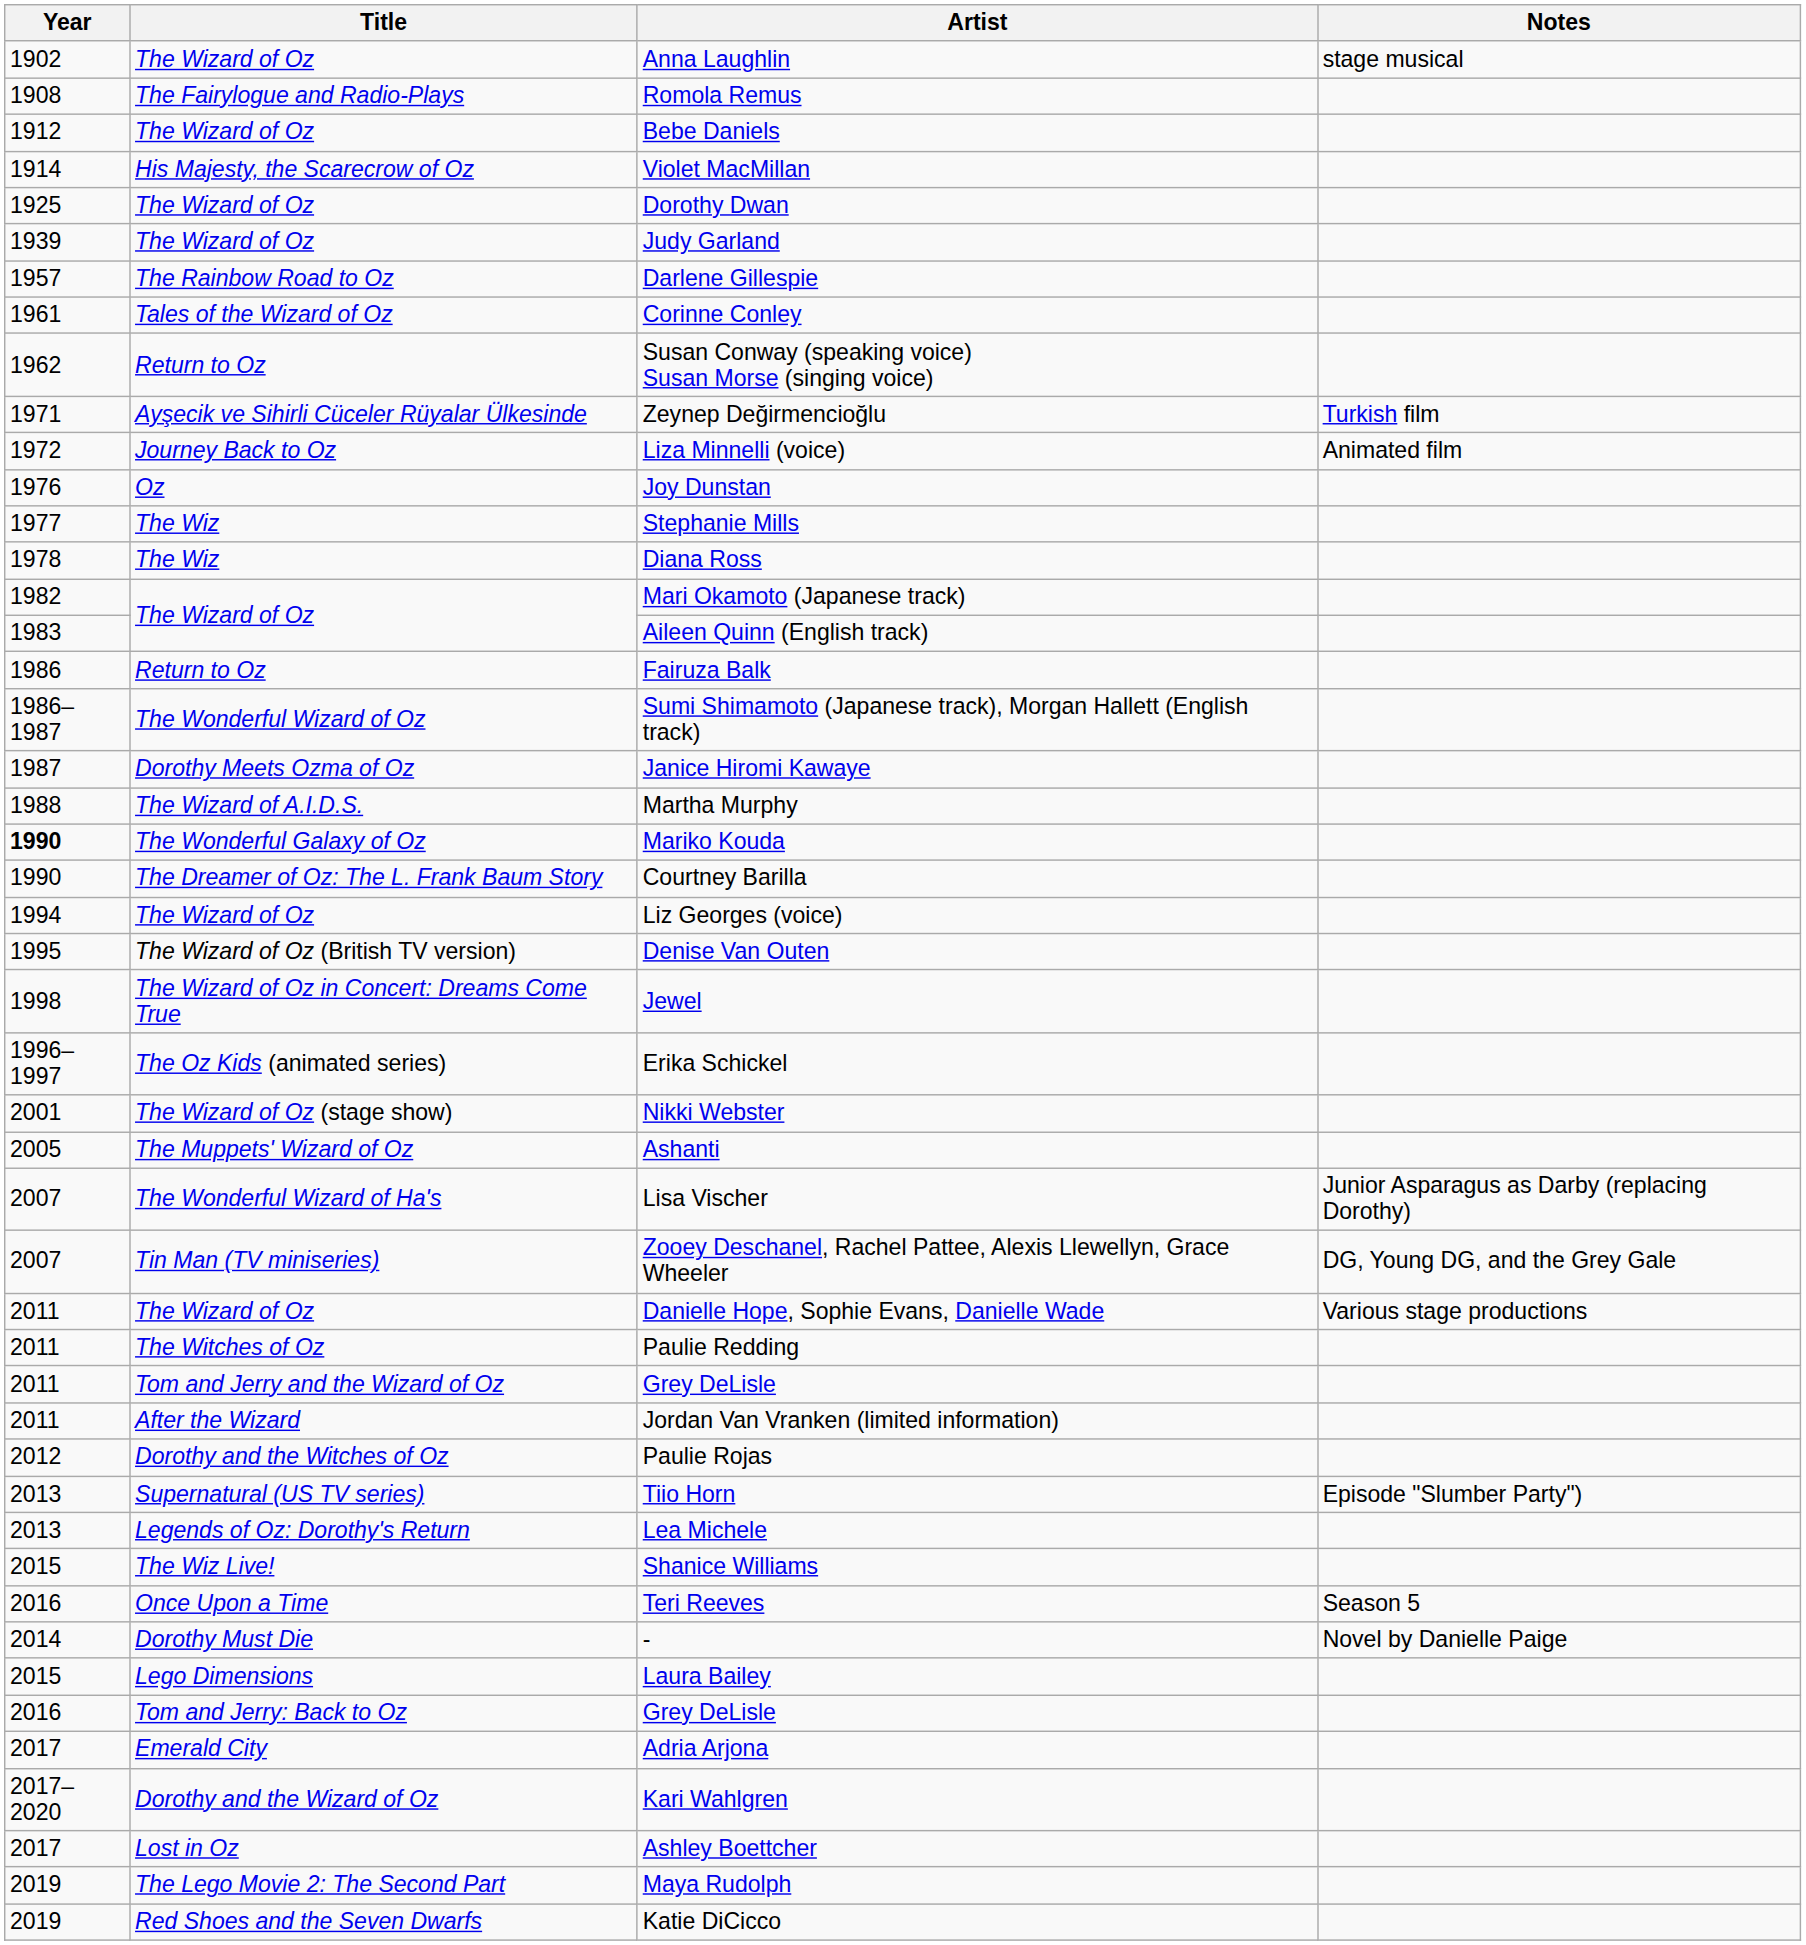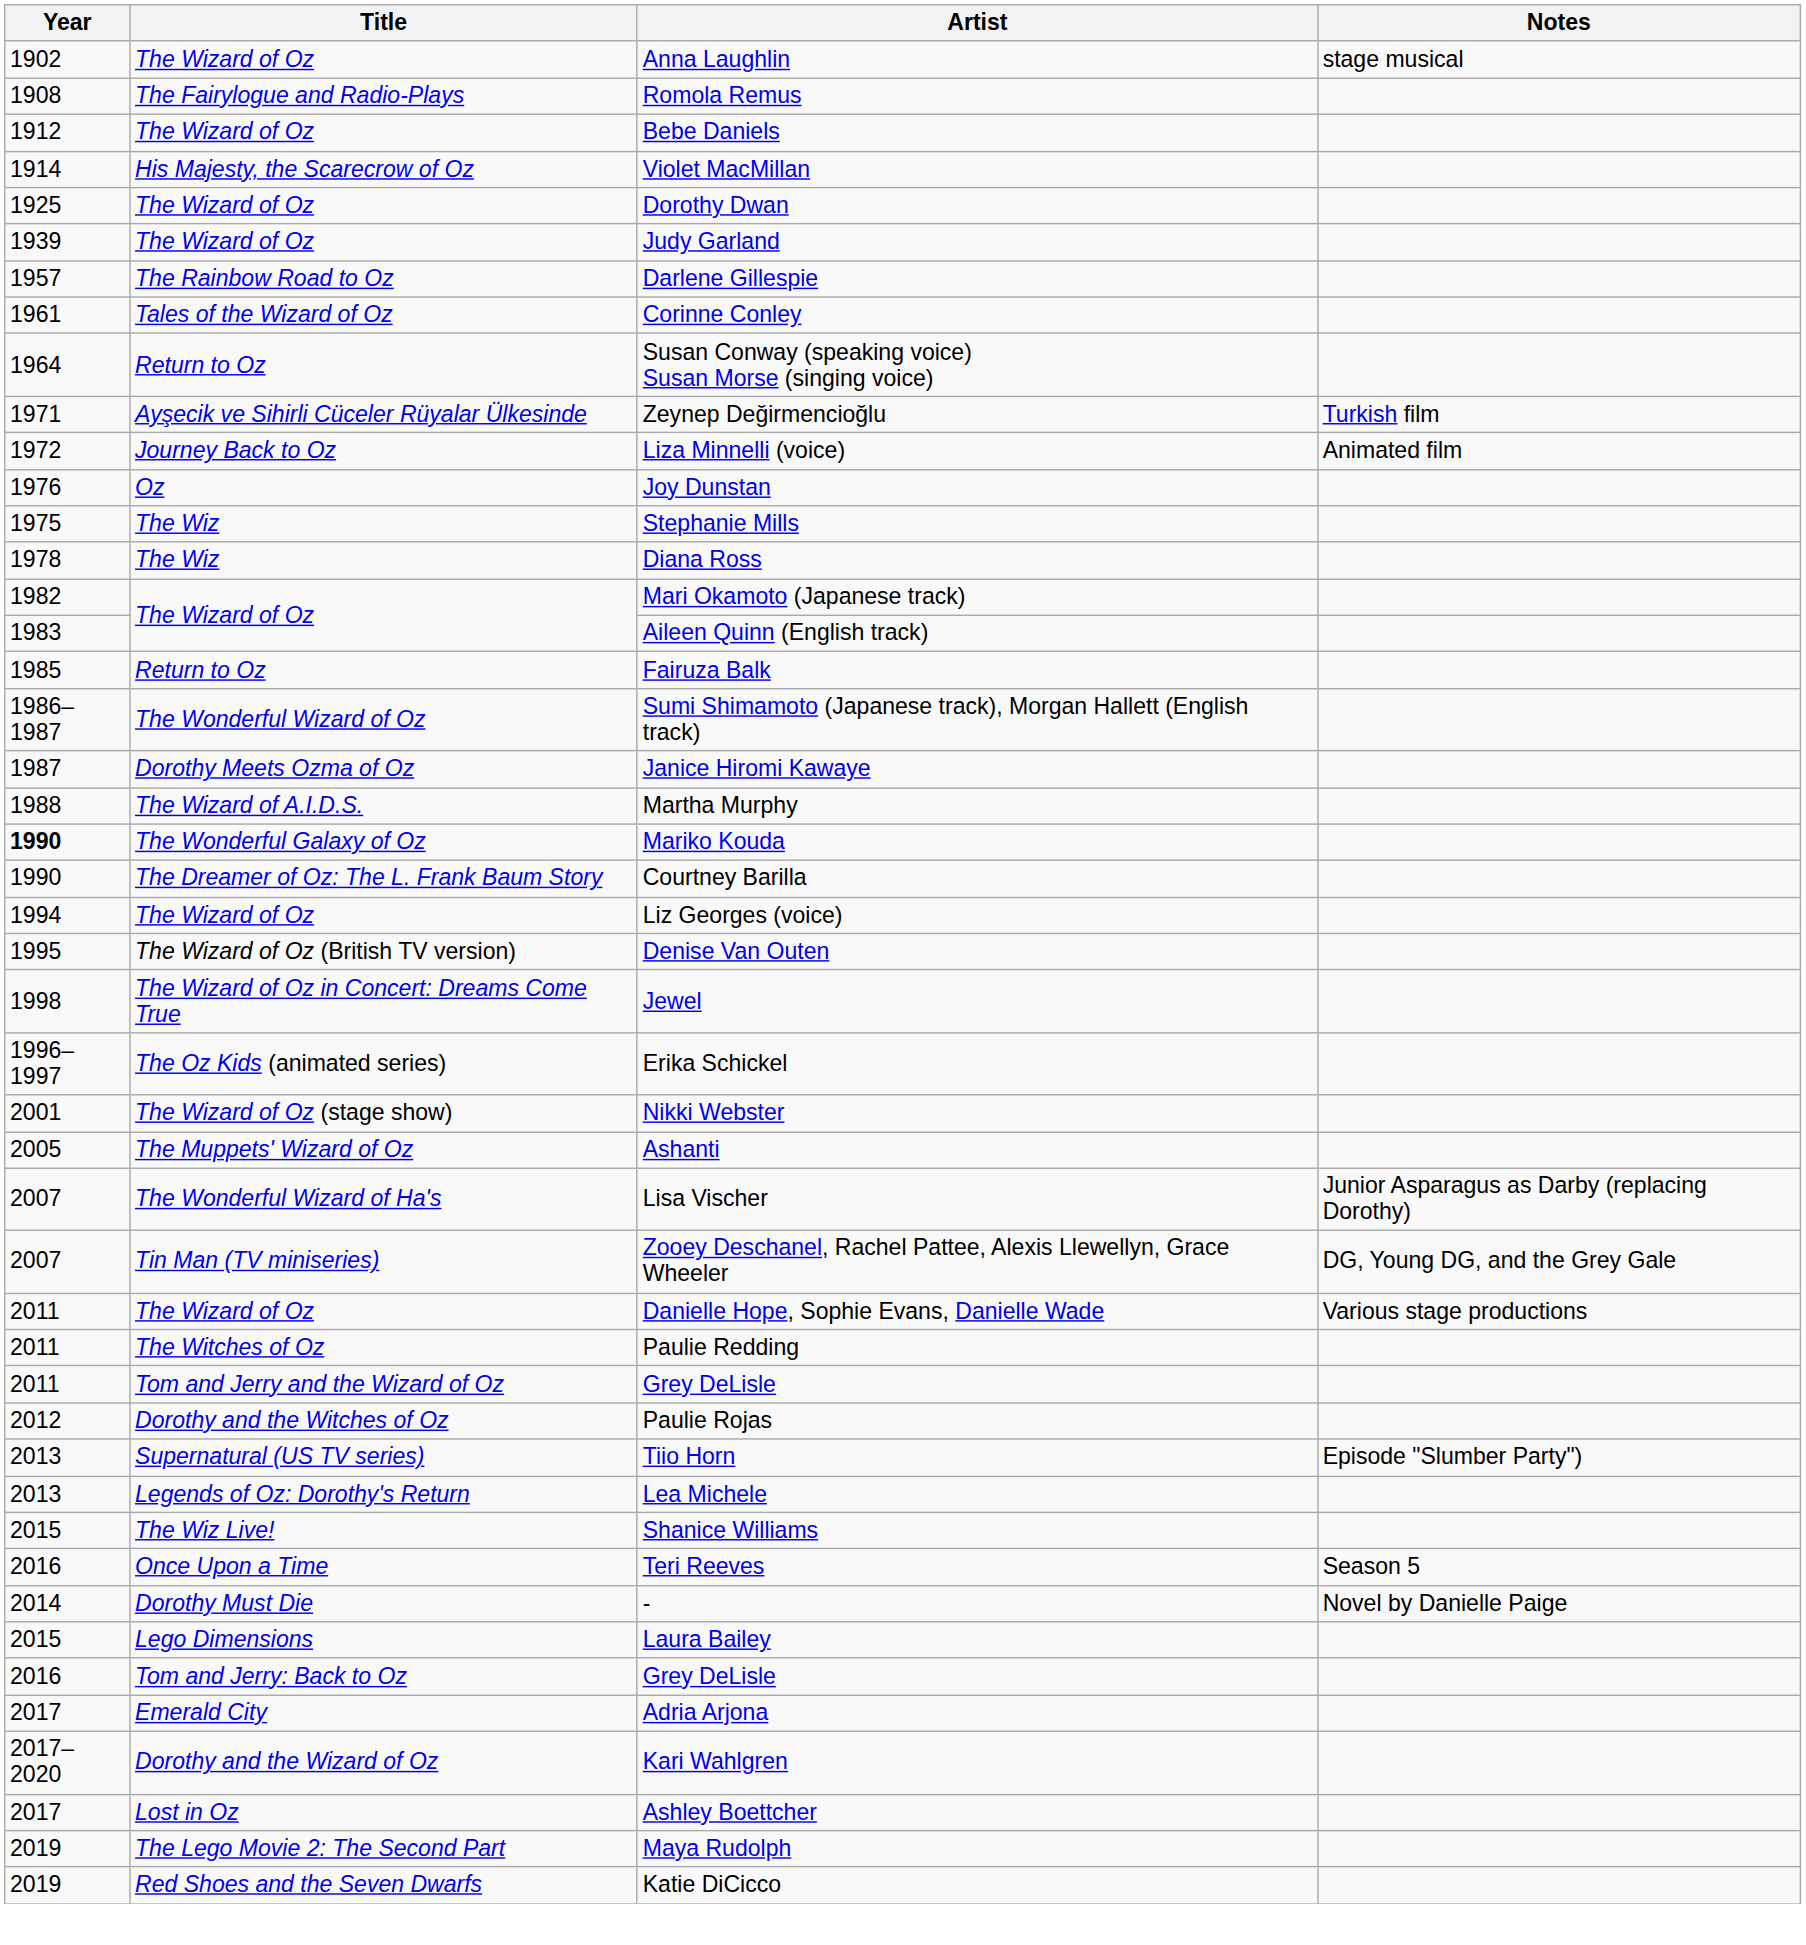(36, 364) 1962 -> (36, 364) 1964
(36, 523) 1977 -> (36, 523) 1975
(36, 669) 1986 -> (36, 669) 1985
- row: (218, 1420)
